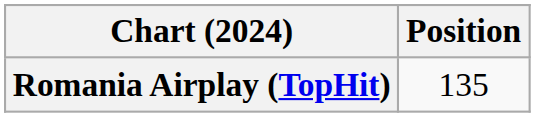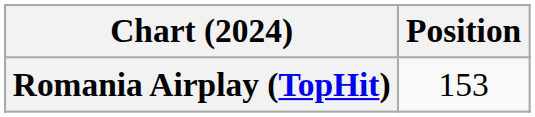(464, 84) 135 -> (464, 84) 153
